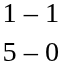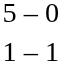rows swapped: (31, 12) <-> (31, 51)
